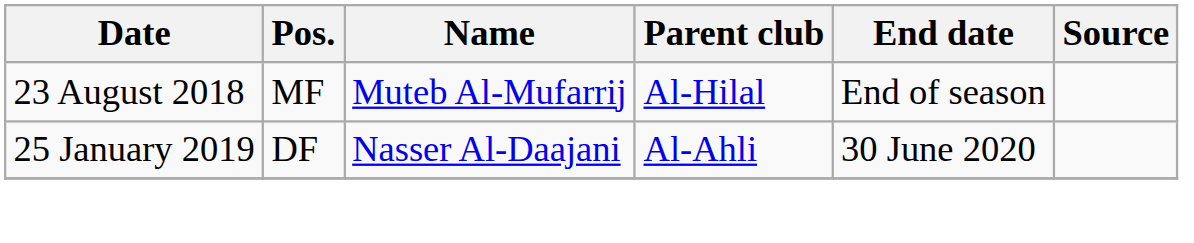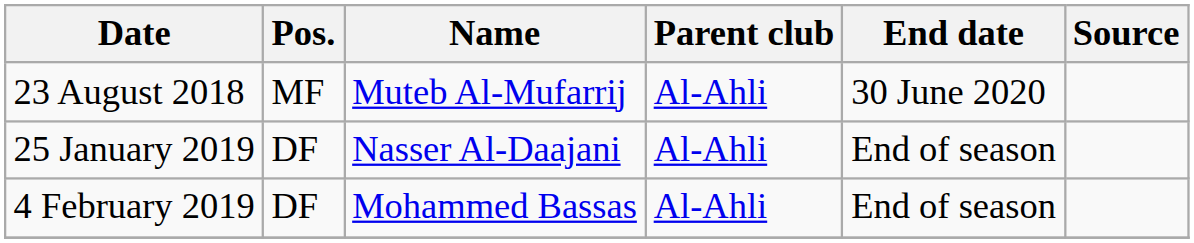(704, 91) Al-Hilal -> (710, 91) Al-Ahli
(943, 91) End of season -> (949, 91) 30 June 2020
(938, 149) 30 June 2020 -> (954, 149) End of season
+ row: (134, 206)
